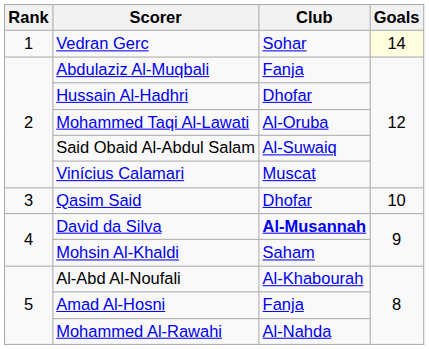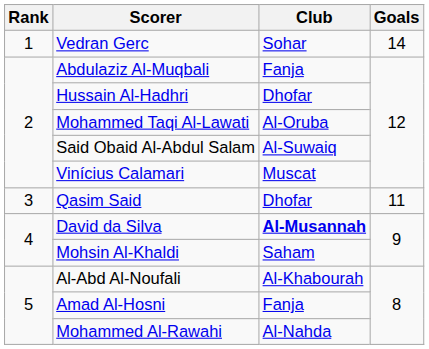(397, 43) lightyellow background -> (397, 43) no background
(397, 200) 10 -> (397, 200) 11
